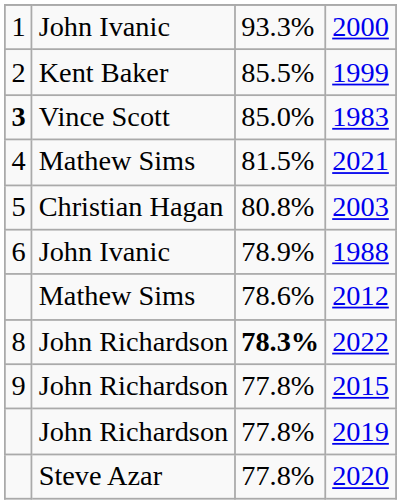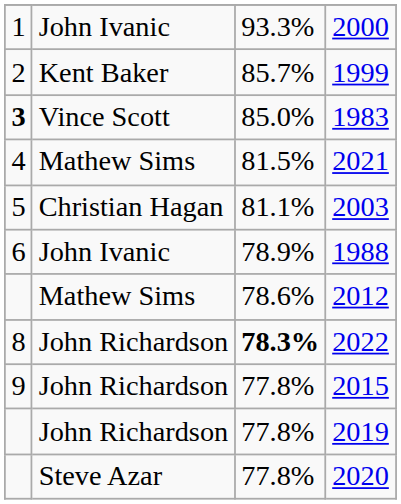(278, 71) 85.5% -> (278, 71) 85.7%
(278, 206) 80.8% -> (278, 206) 81.1%
